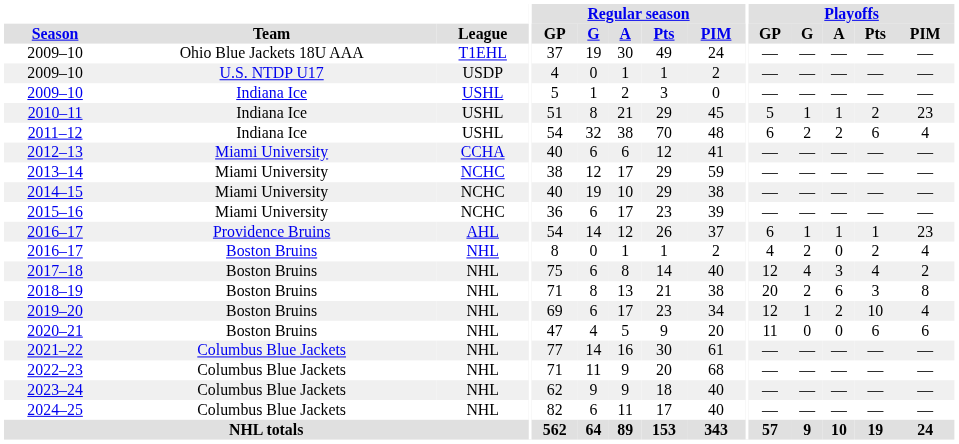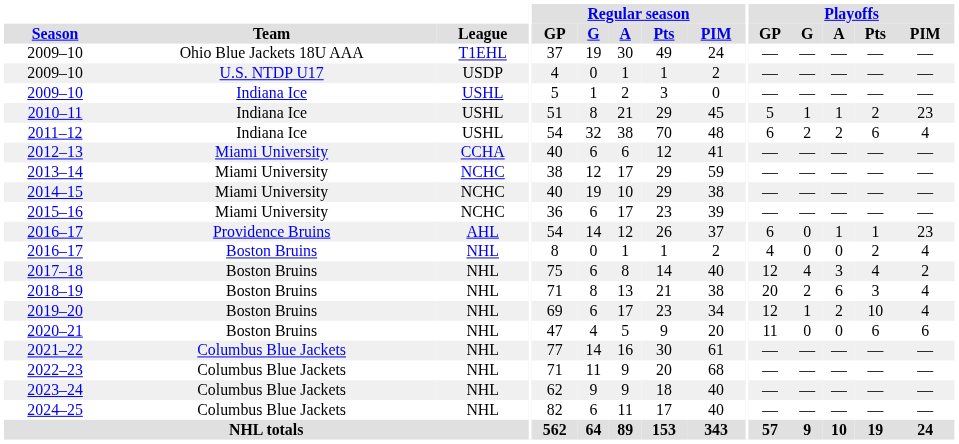(807, 231) 1 -> (807, 231) 0
(807, 251) 2 -> (807, 251) 0
(925, 291) 8 -> (925, 291) 4
